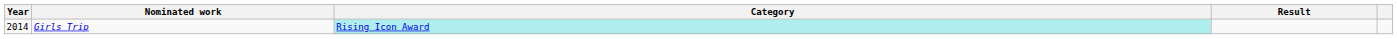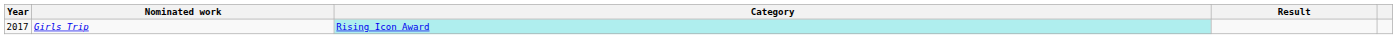(17, 27) 2014 -> (17, 27) 2017
